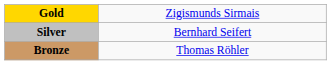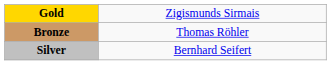rows swapped: (51, 32) <-> (51, 50)
